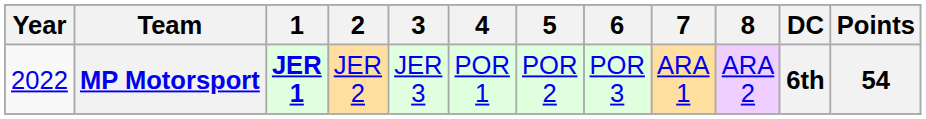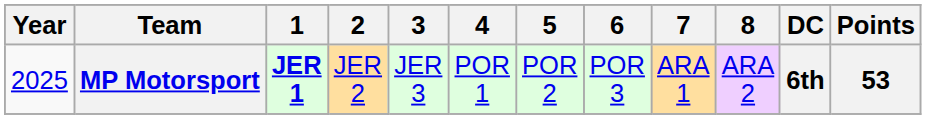(39, 79) 2022 -> (39, 79) 2025
(876, 79) 54 -> (876, 79) 53
